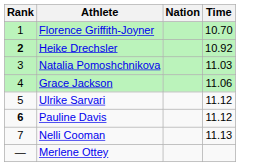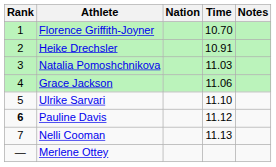+ column: (253, 13)
(20, 48) bold -> (20, 48) normal
(219, 48) 10.92 -> (219, 48) 10.91
(219, 100) 11.12 -> (219, 100) 11.10
